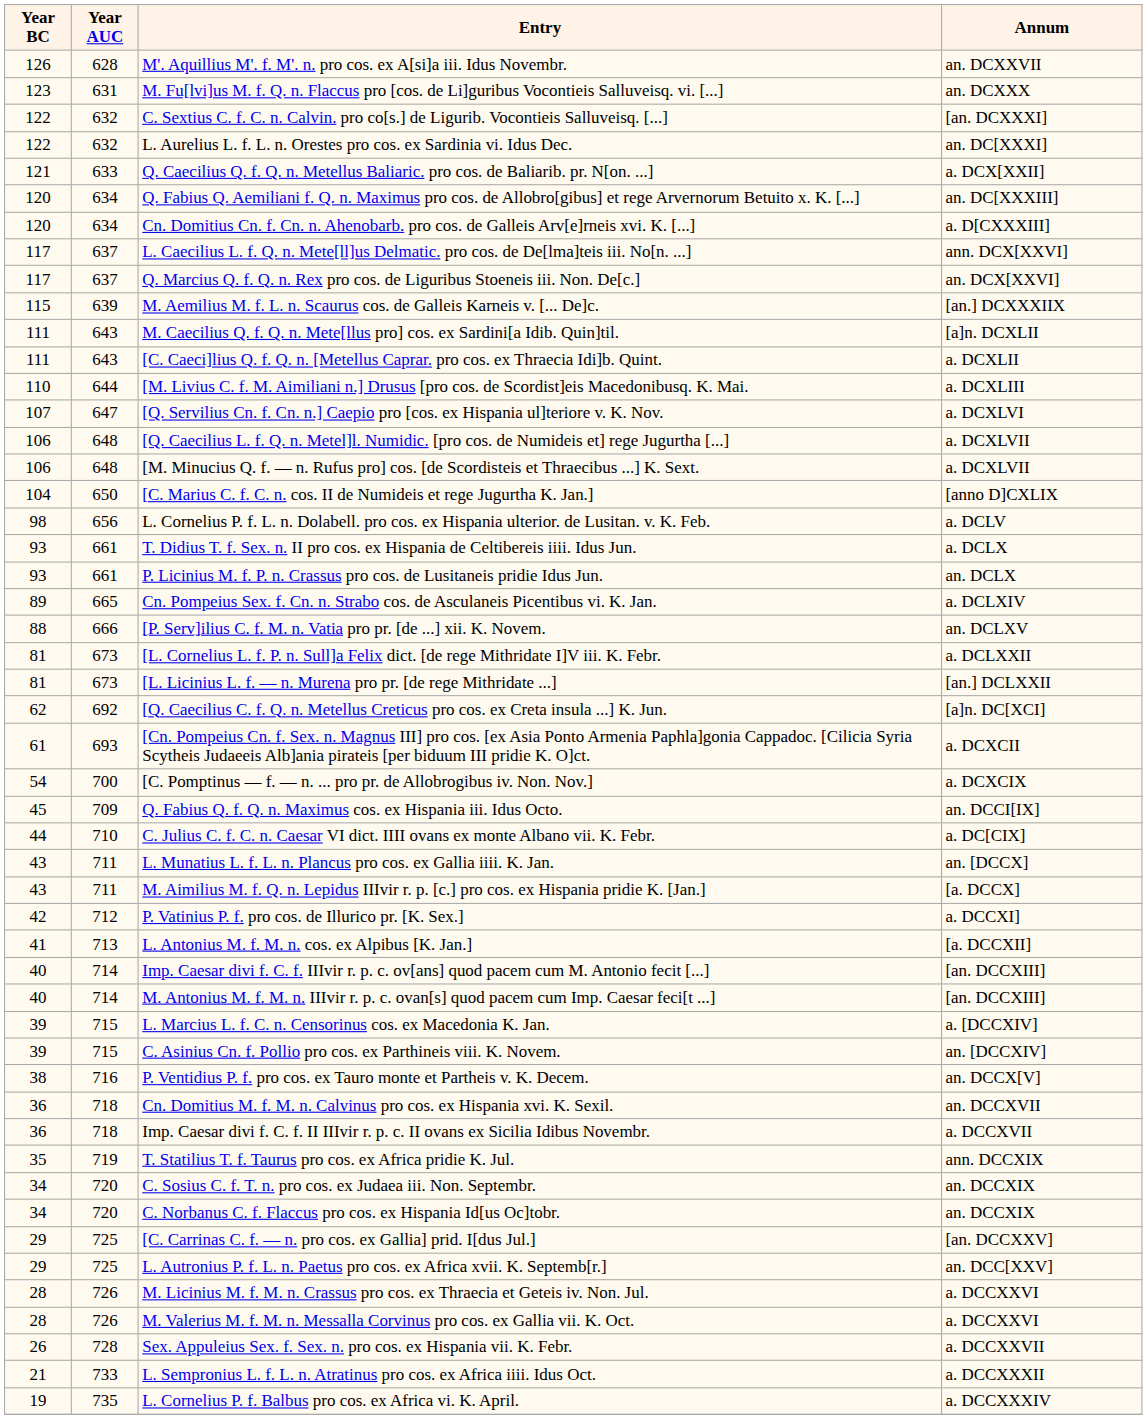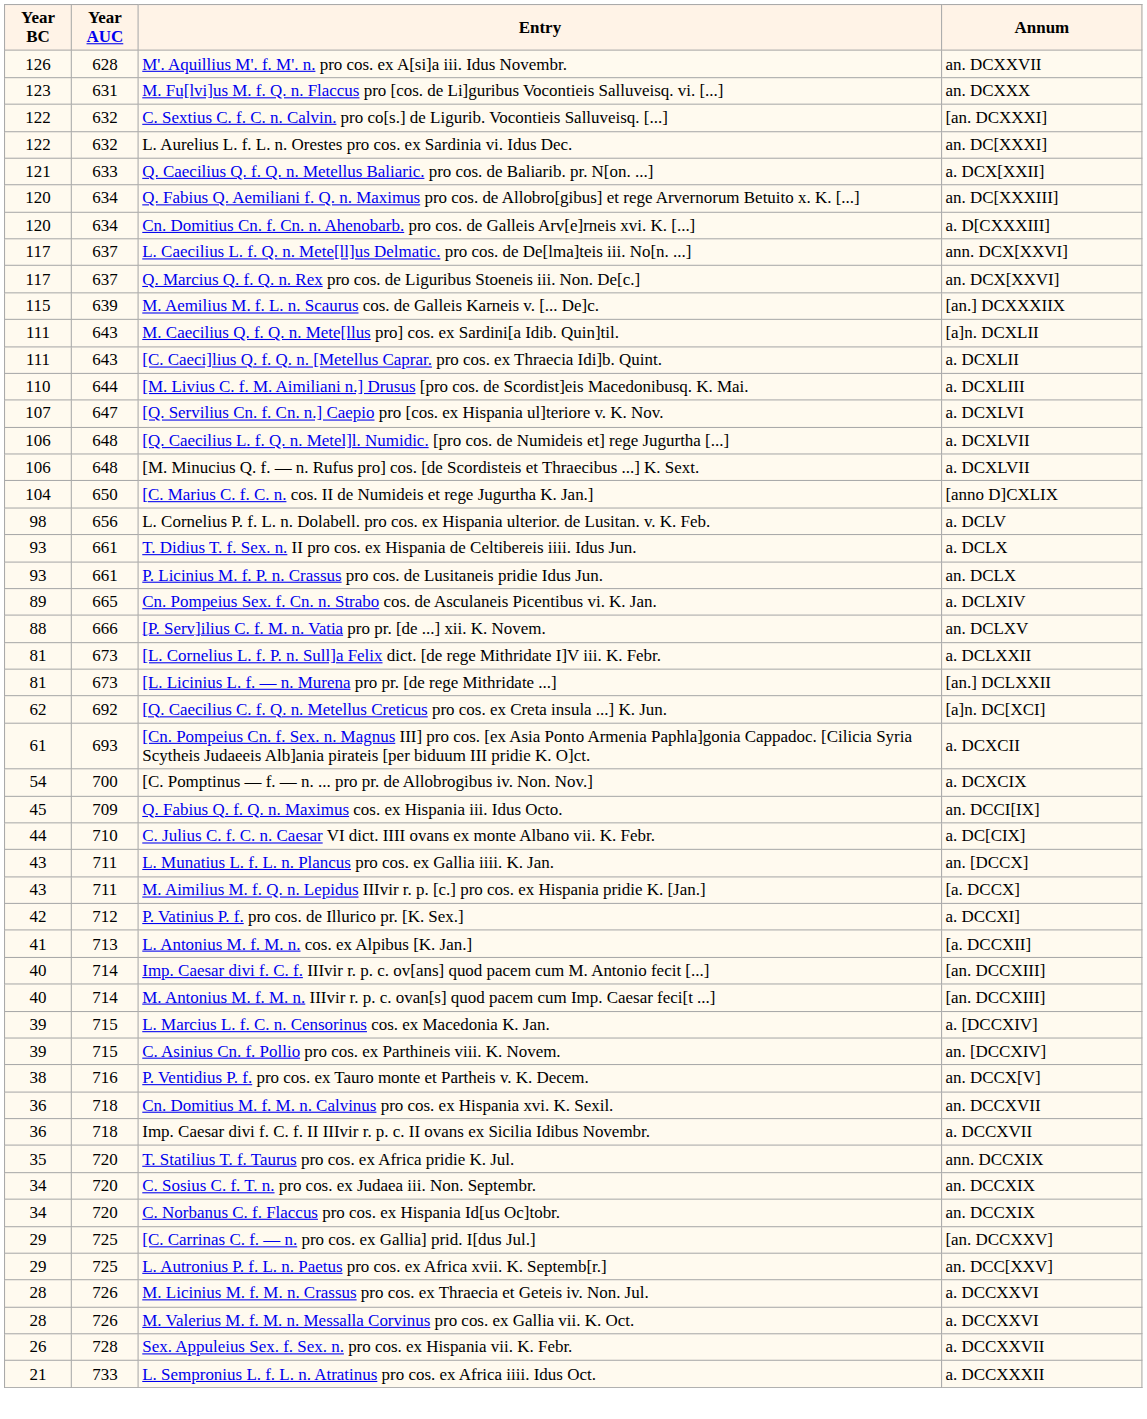(105, 1158) 719 -> (105, 1158) 720
- row: (331, 1400)
